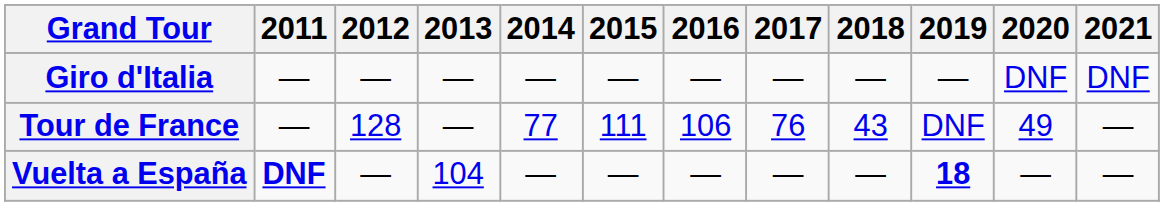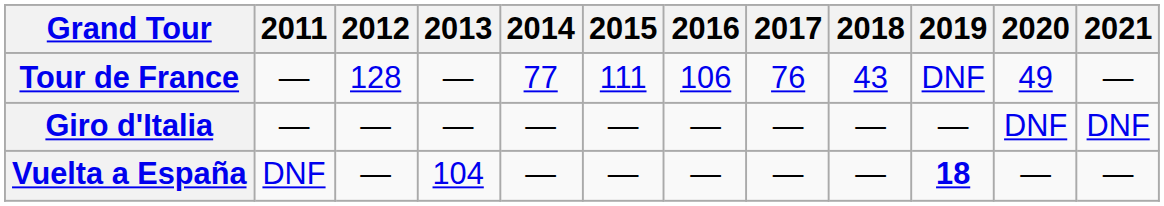rows swapped: (129, 77) <-> (129, 126)
(294, 175) bold -> (294, 175) normal
